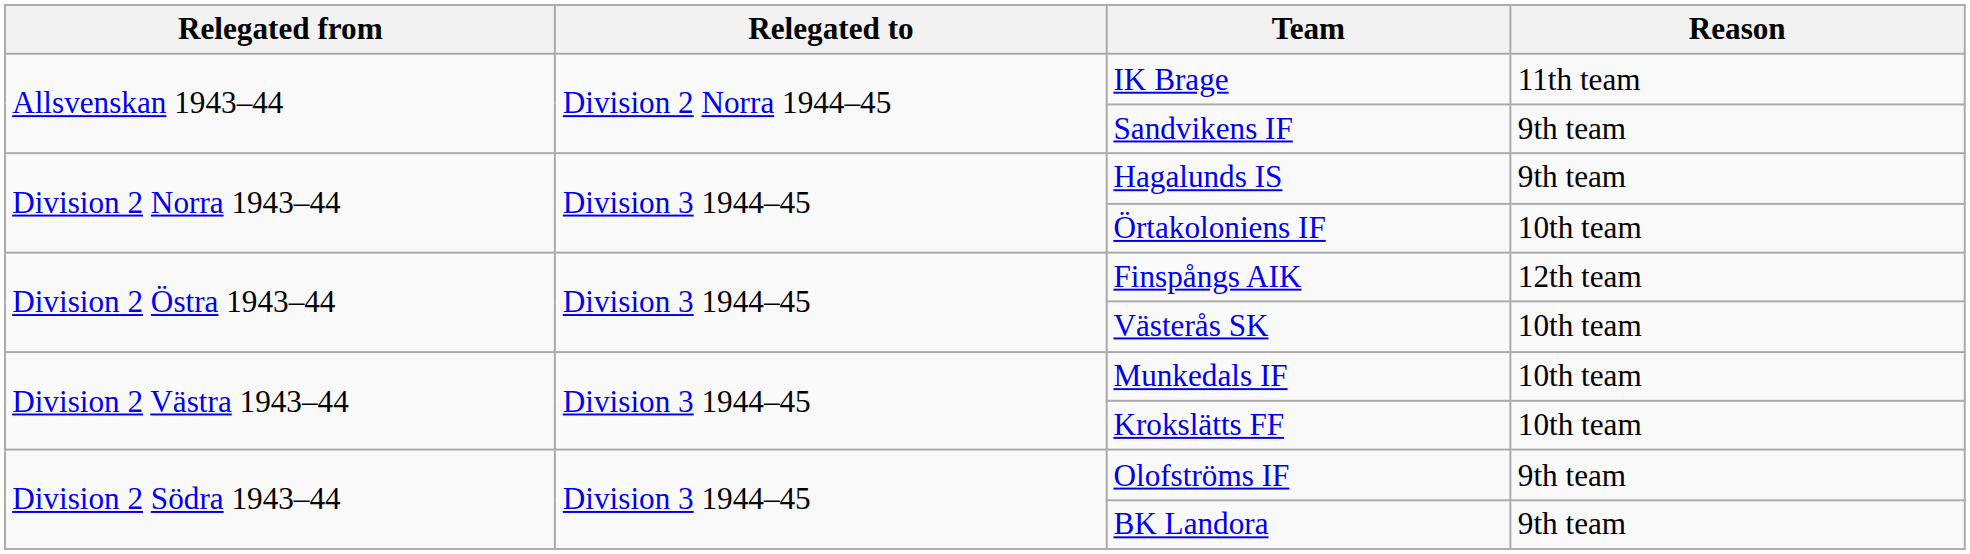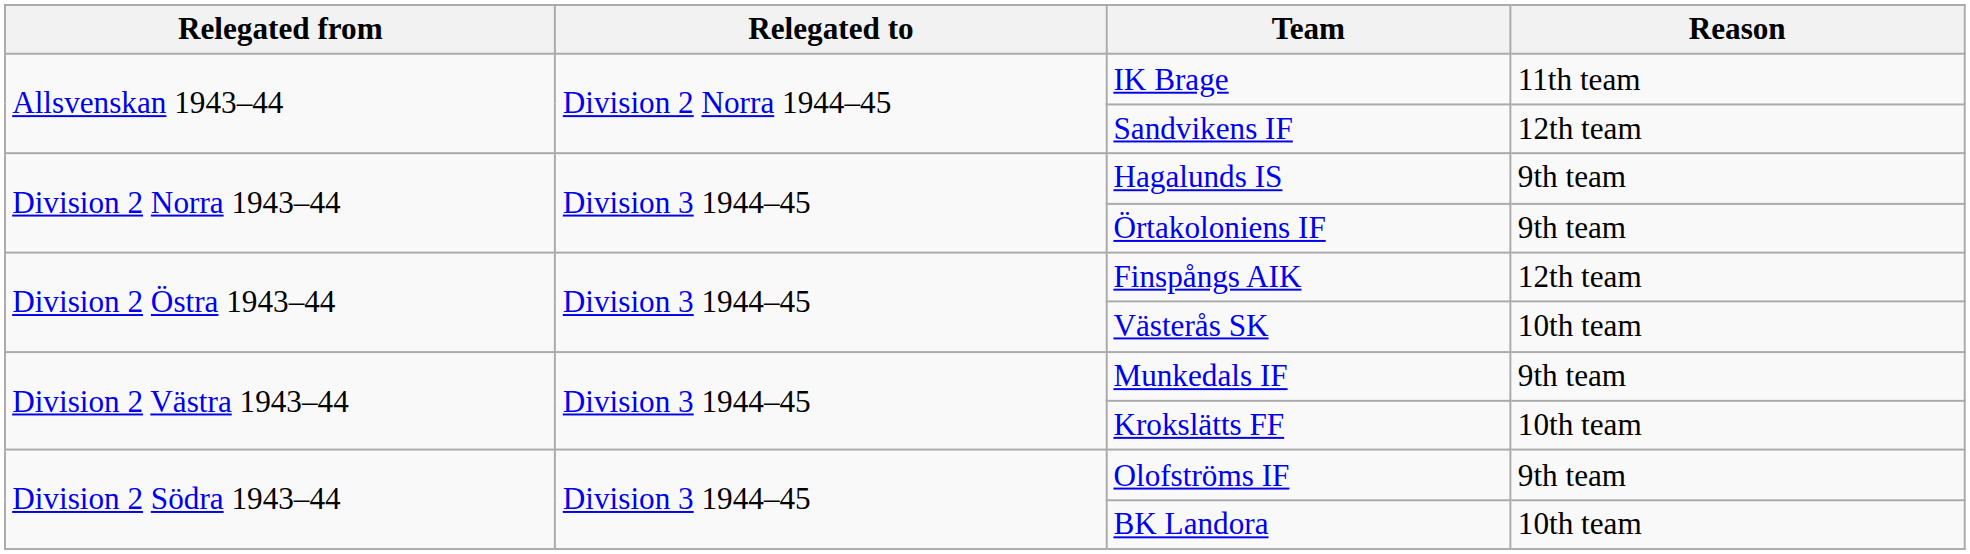(1572, 128) 9th team -> (1580, 128) 12th team
(1580, 227) 10th team -> (1572, 227) 9th team
(1580, 375) 10th team -> (1572, 375) 9th team
(1572, 524) 9th team -> (1580, 524) 10th team
